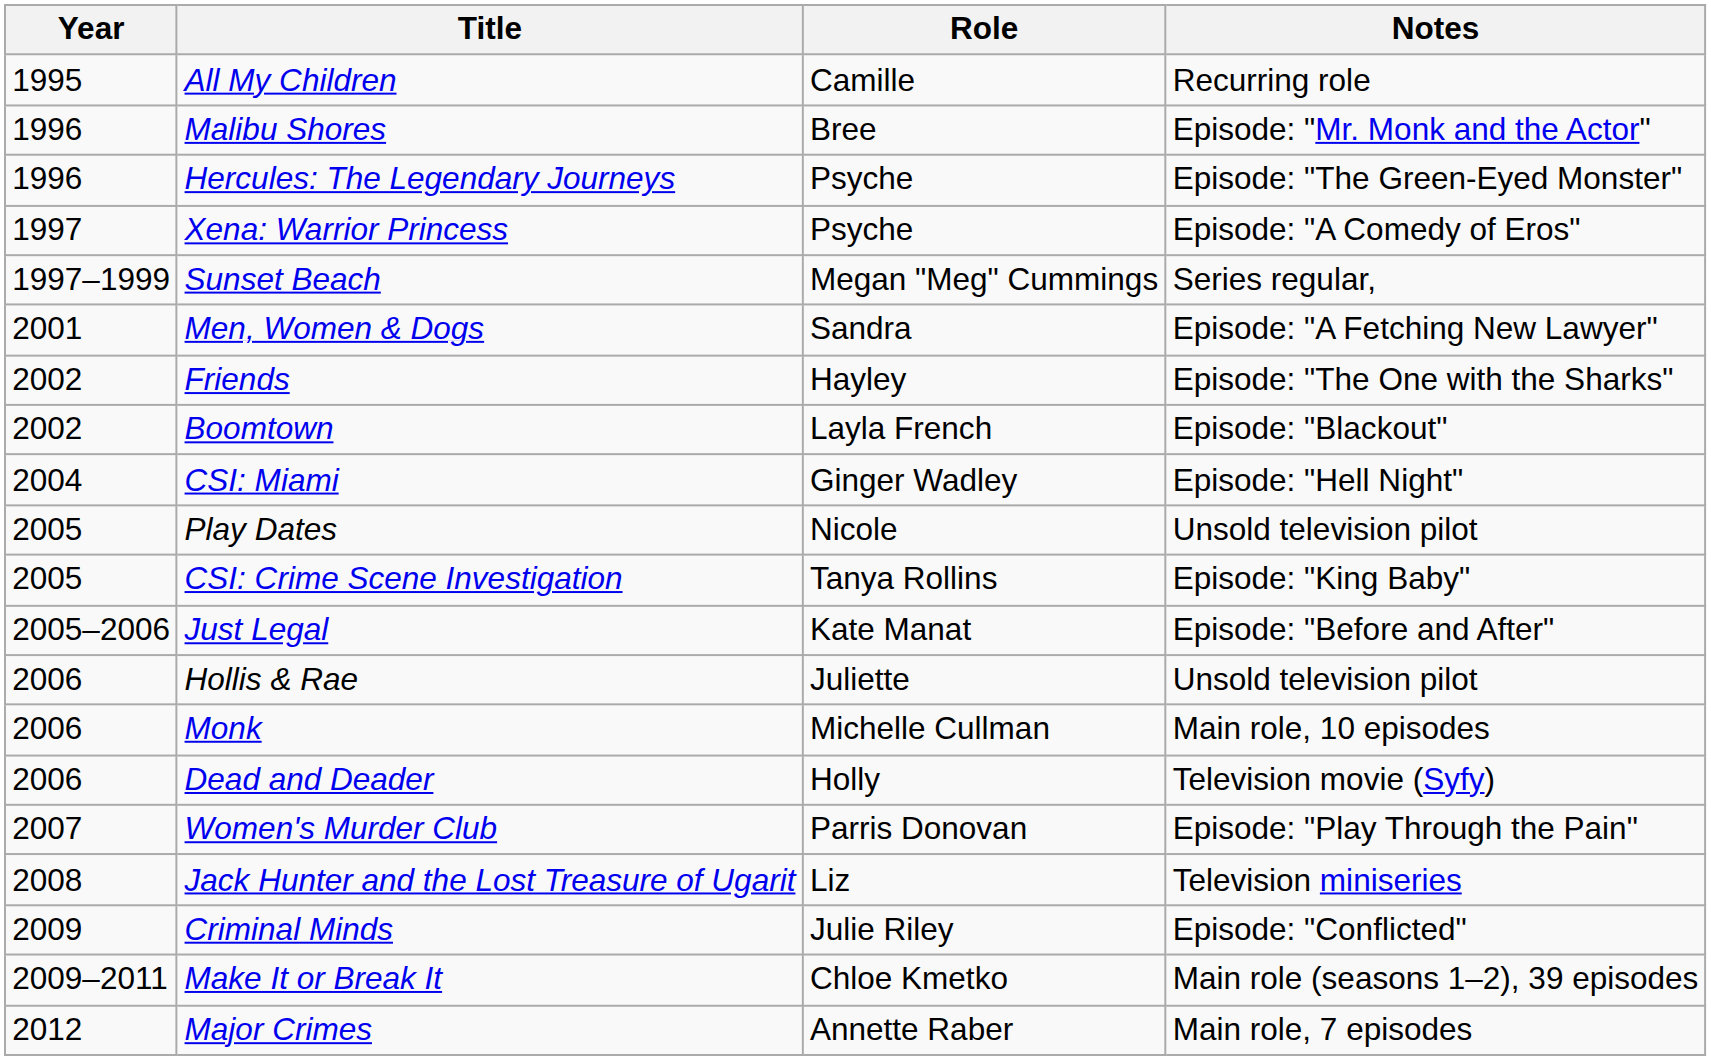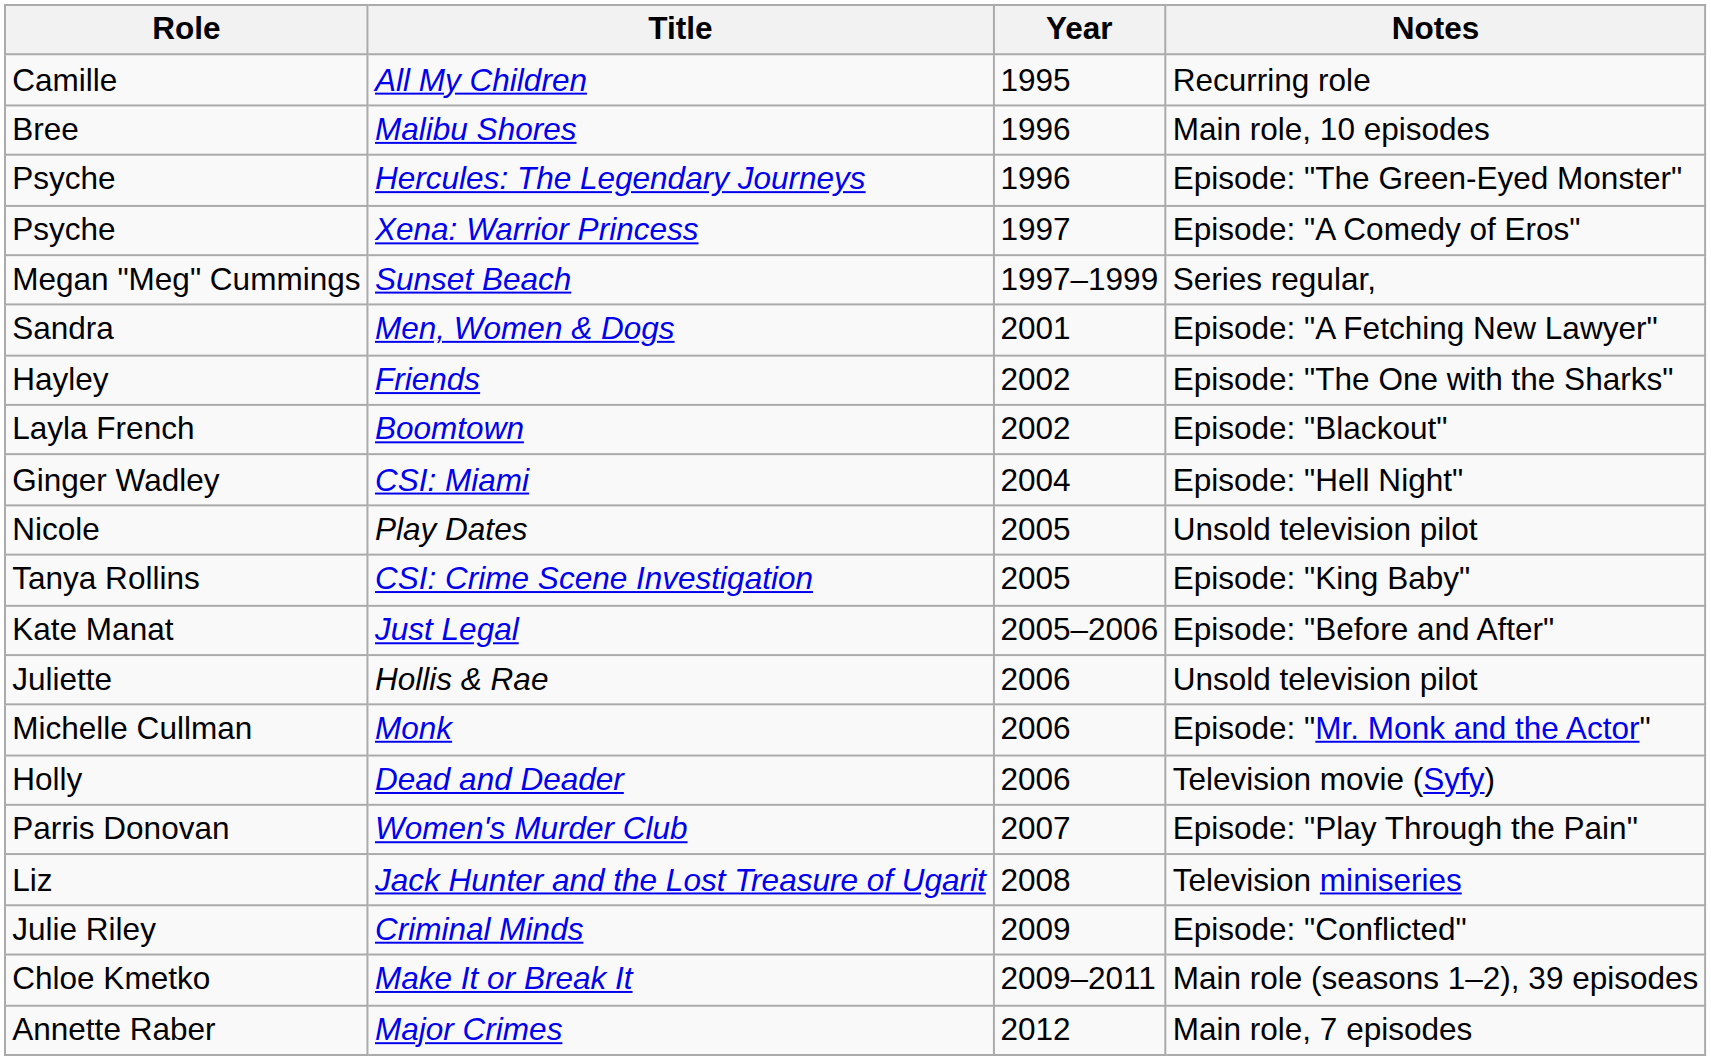columns swapped: (91, 29) <-> (984, 29)
(1412, 129) Episode: "Mr. Monk and the Actor" -> (1331, 129) Main role, 10 episodes
(1331, 729) Main role, 10 episodes -> (1412, 729) Episode: "Mr. Monk and the Actor"
